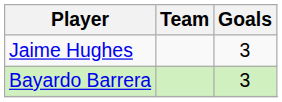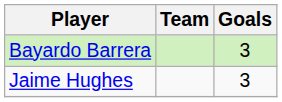rows swapped: (80, 81) <-> (71, 50)
